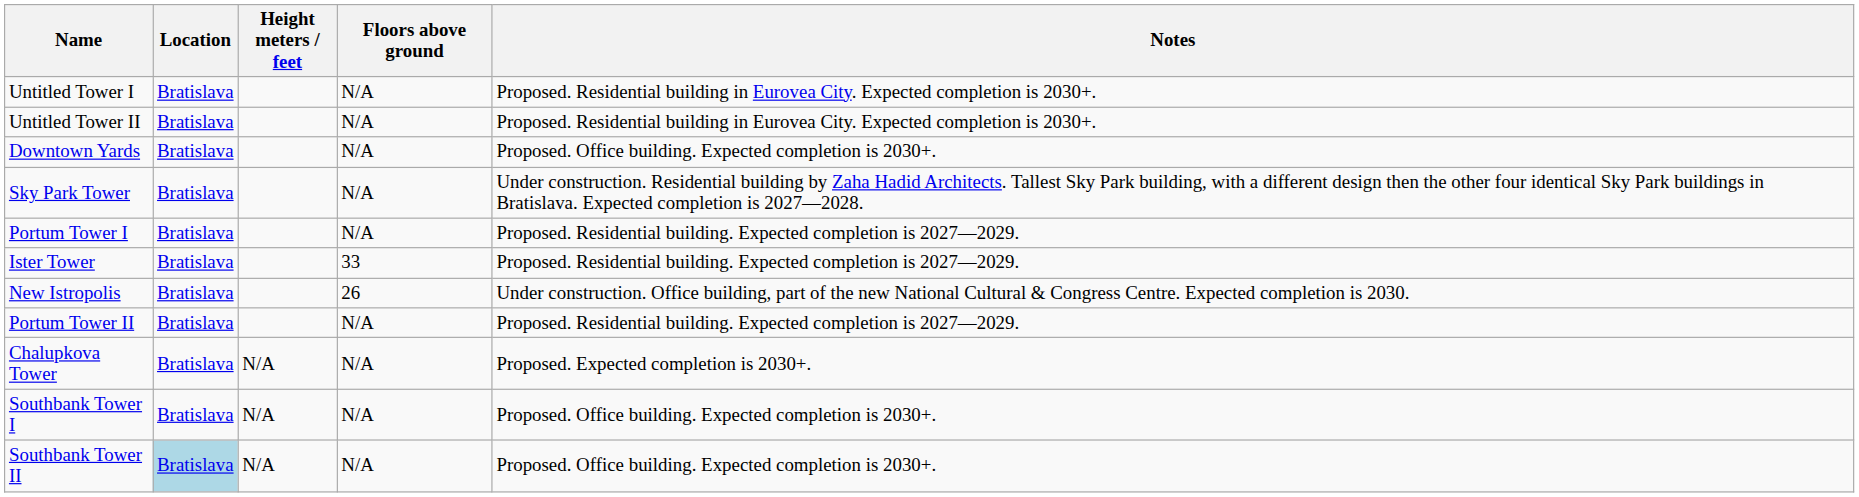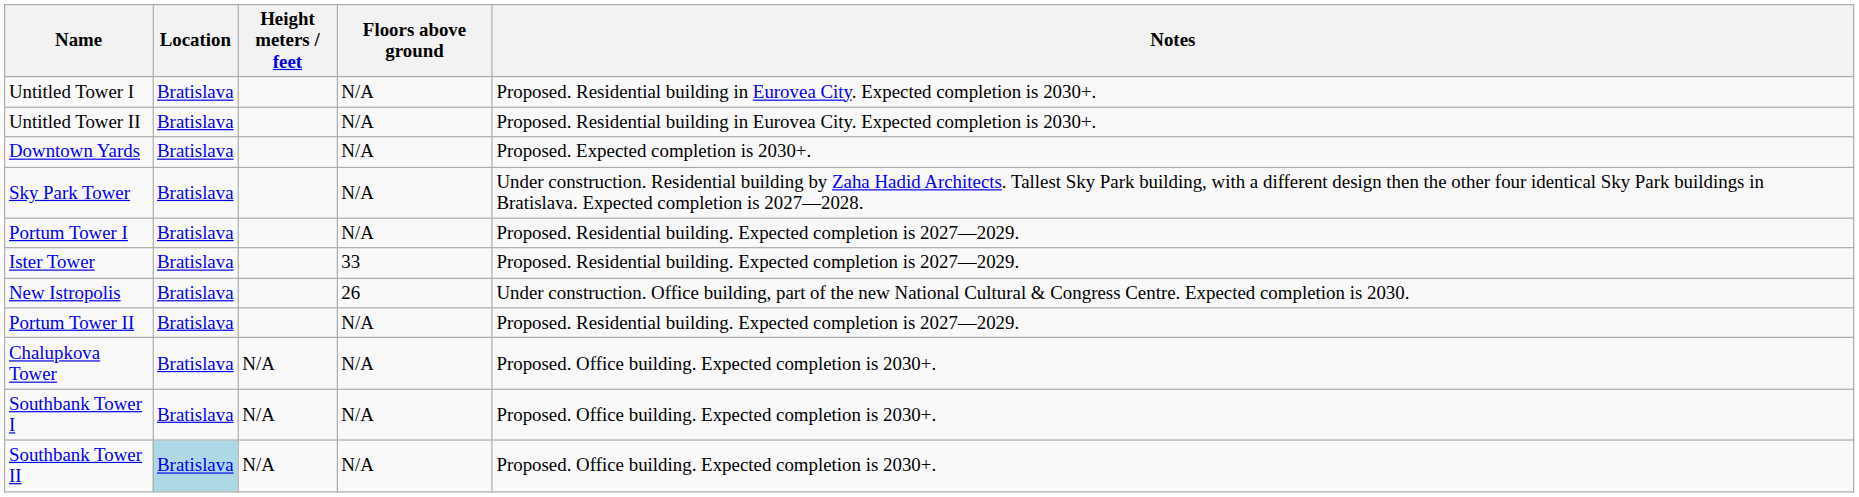(716, 151) Proposed. Office building. Expected completion is 2030+. -> (654, 151) Proposed. Expected completion is 2030+.
(654, 363) Proposed. Expected completion is 2030+. -> (716, 363) Proposed. Office building. Expected completion is 2030+.
